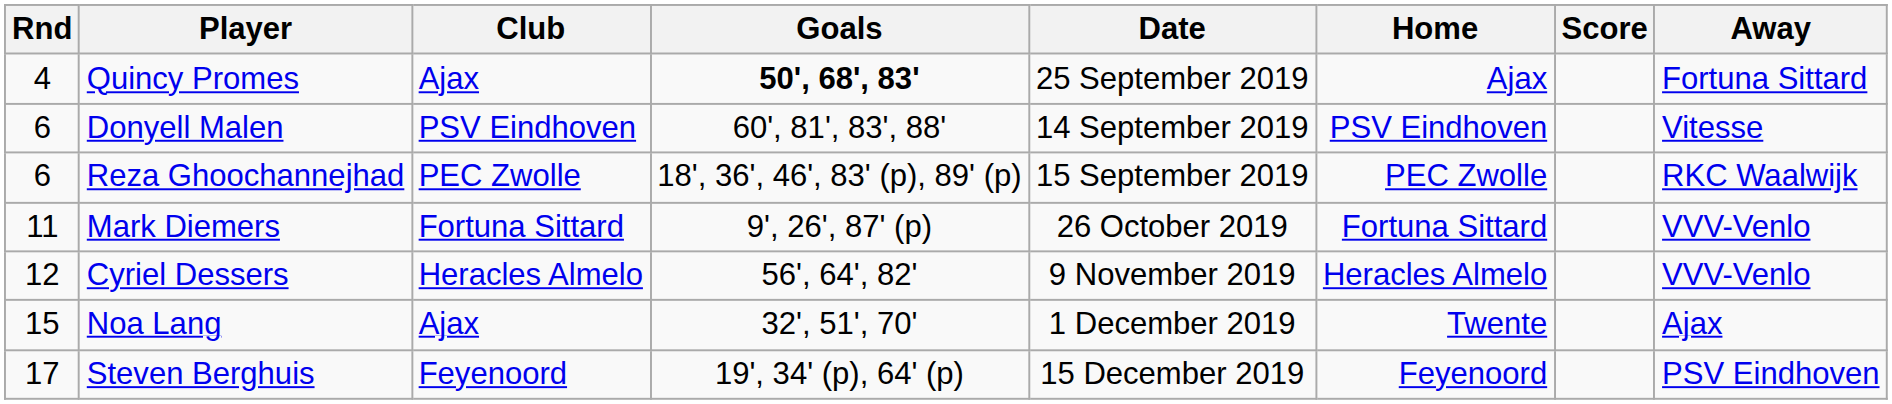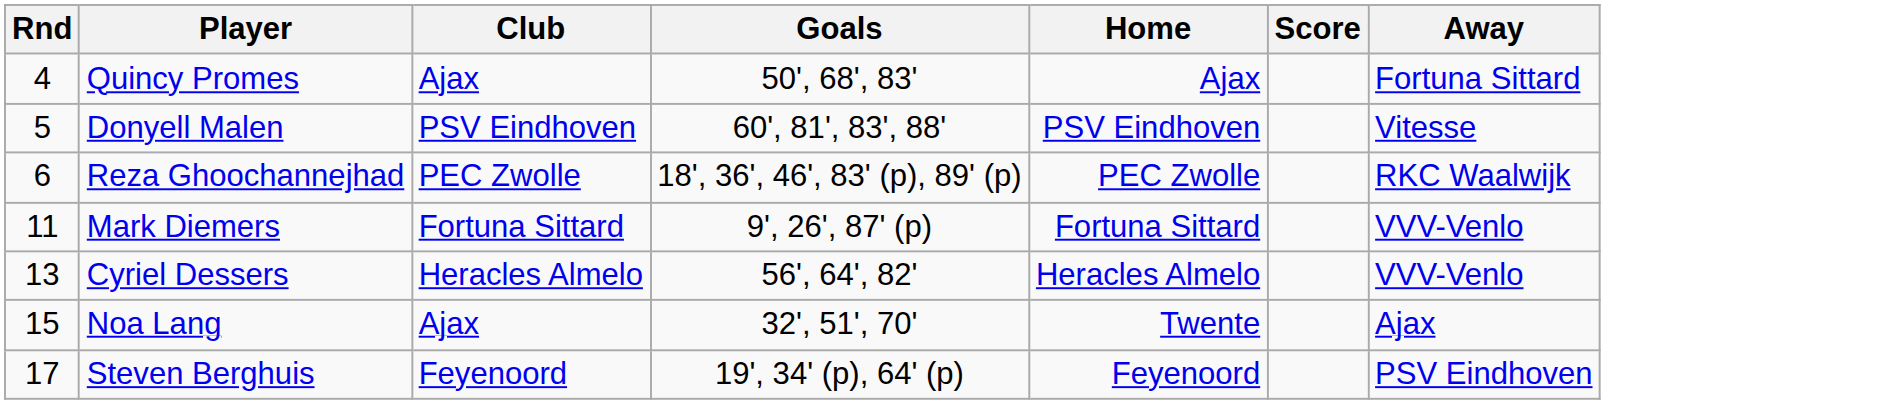- column: (1172, 29)
(839, 78) bold -> (839, 78) normal
(42, 127) 6 -> (42, 127) 5
(42, 275) 12 -> (42, 275) 13
